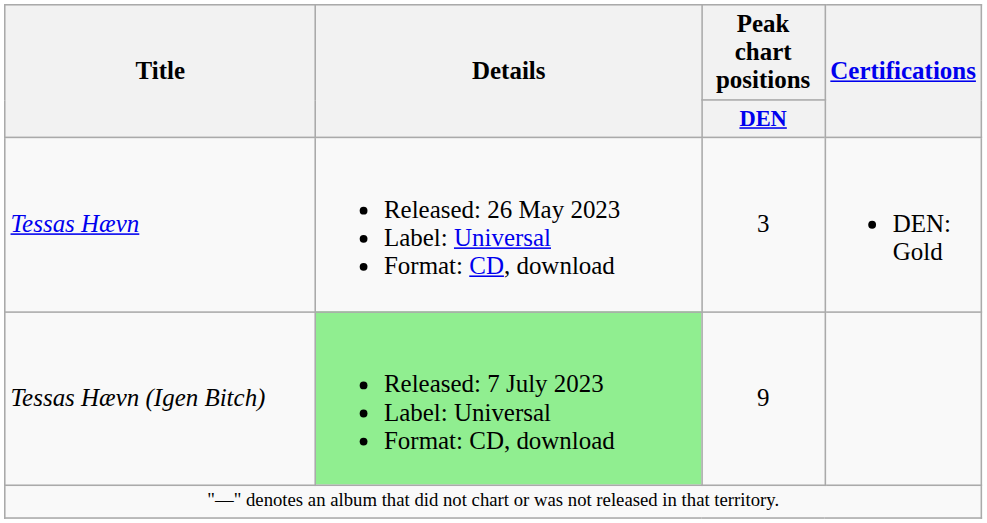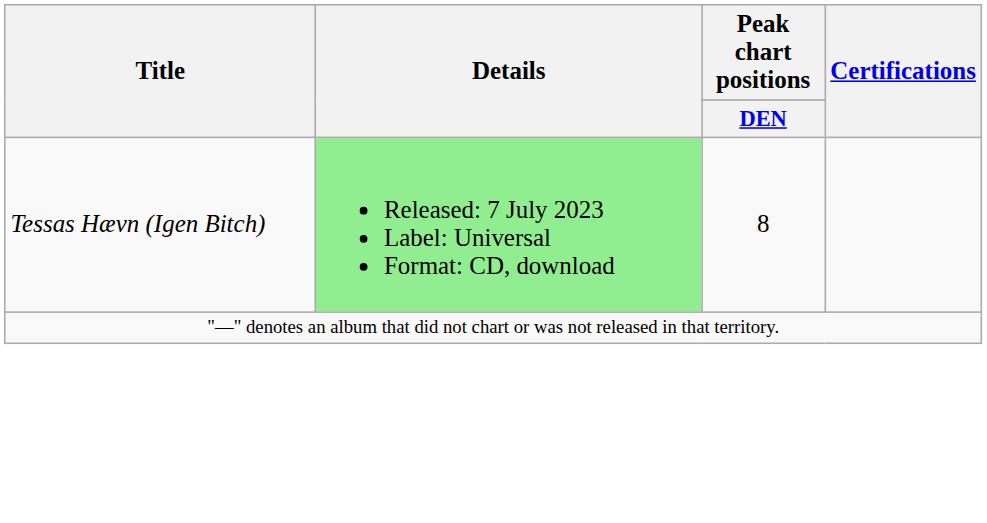- row: (75, 224)
(763, 397) 9 -> (763, 224) 8
